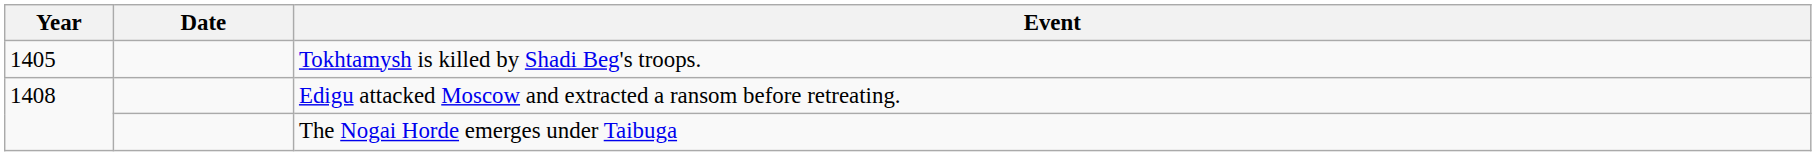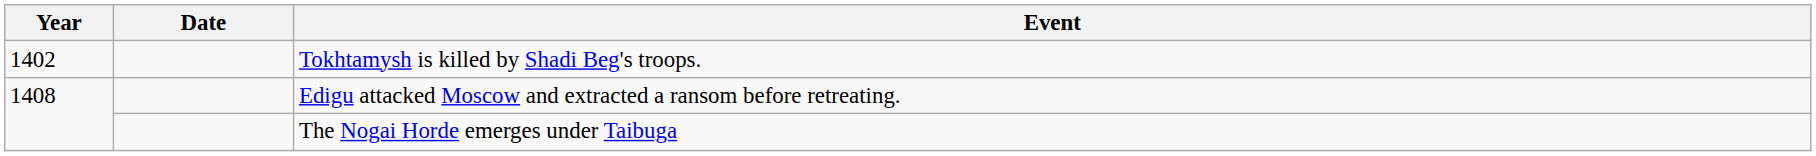(33, 58) 1405 -> (33, 58) 1402
